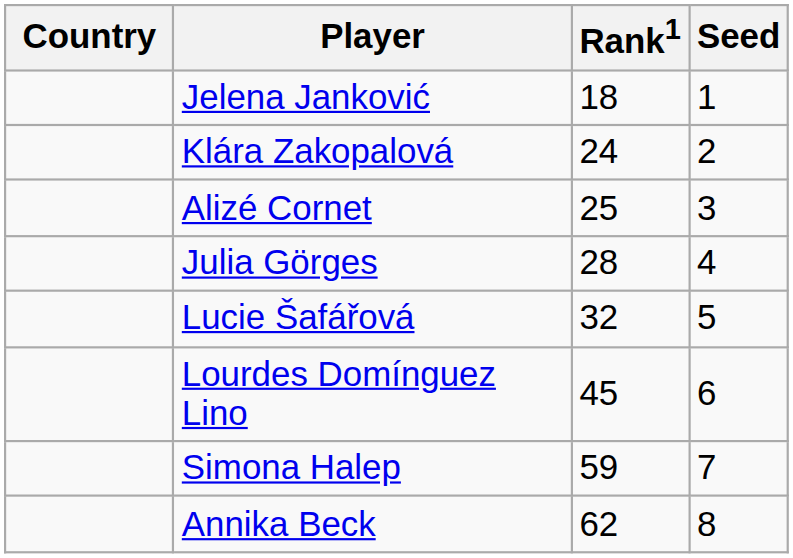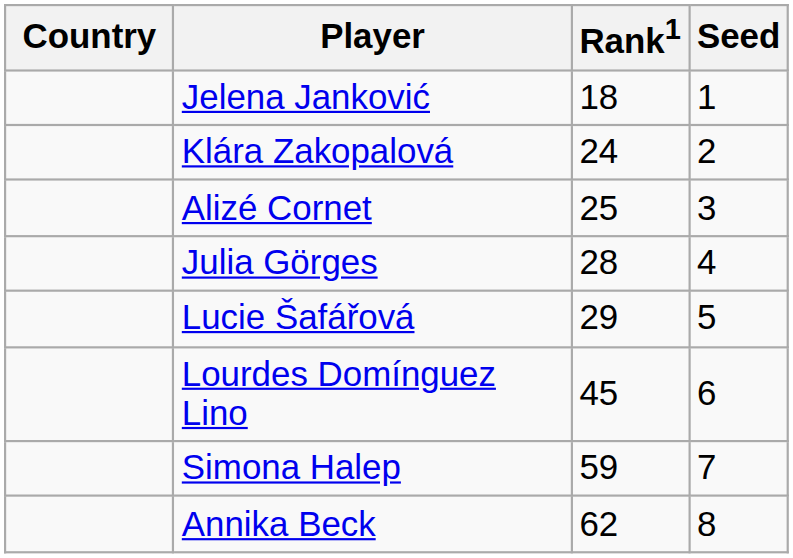(599, 318) 32 -> (599, 318) 29
